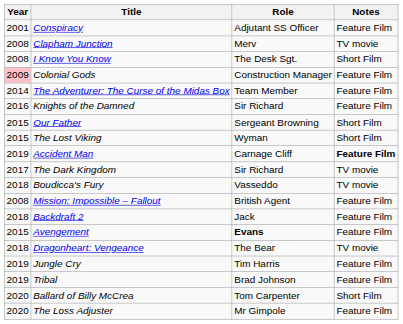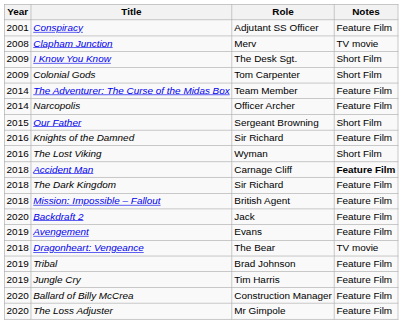(18, 59) 2008 -> (18, 59) 2009
(18, 75) pink background -> (18, 75) no background
(283, 75) Construction Manager -> (267, 75) Tom Carpenter
(364, 75) Feature Film -> (359, 75) Short Film
+ row: (57, 106)
rows swapped: (57, 122) <-> (84, 106)
(18, 138) 2015 -> (18, 153) 2016
(18, 153) 2019 -> (18, 169) 2018
(18, 169) 2017 -> (18, 185) 2018
(357, 169) TV movie -> (364, 185) Feature Film
- row: (68, 185)
(18, 201) 2008 -> (18, 201) 2018
(18, 216) 2018 -> (18, 216) 2020
(18, 232) 2015 -> (18, 232) 2019
(249, 232) bold -> (248, 232) normal
rows swapped: (57, 264) <-> (45, 279)
(267, 295) Tom Carpenter -> (283, 295) Construction Manager
(359, 295) Short Film -> (364, 295) Feature Film
